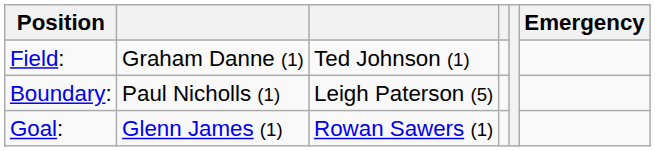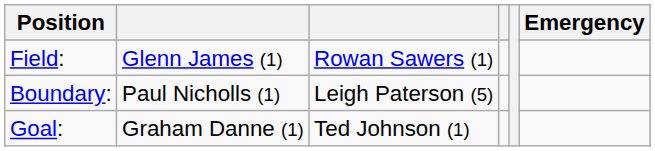(213, 58) Graham Danne (1) -> (202, 58) Glenn James (1)
(392, 58) Ted Johnson (1) -> (404, 58) Rowan Sawers (1)
(202, 129) Glenn James (1) -> (213, 129) Graham Danne (1)
(404, 129) Rowan Sawers (1) -> (392, 129) Ted Johnson (1)
